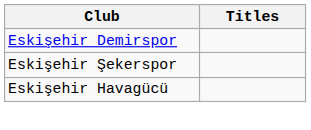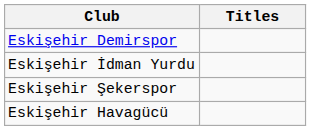+ row: (101, 65)
